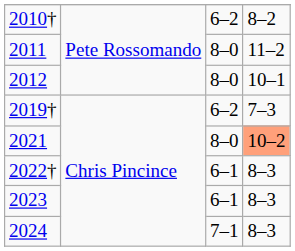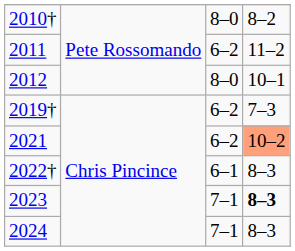(224, 19) 6–2 -> (224, 19) 8–0
(224, 49) 8–0 -> (224, 49) 6–2
(224, 140) 8–0 -> (224, 140) 6–2
(224, 200) 6–1 -> (224, 200) 7–1
(262, 200) normal -> (262, 200) bold
